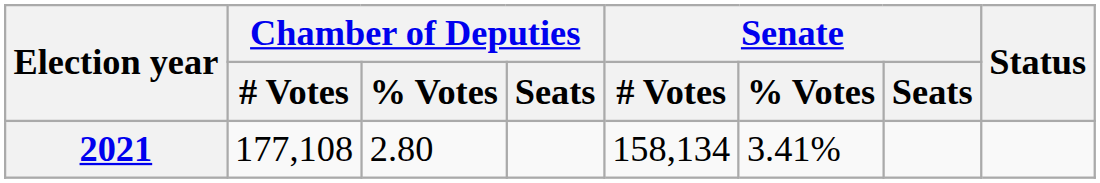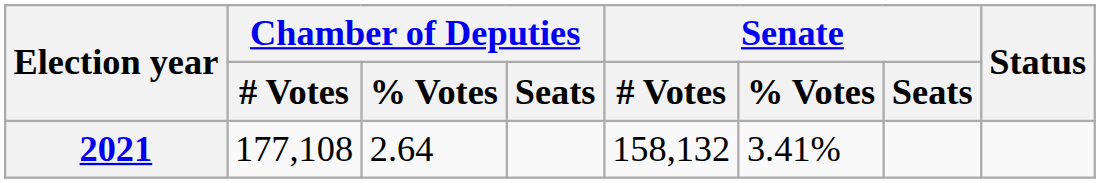(402, 148) 2.80 -> (402, 148) 2.64
(671, 148) 158,134 -> (671, 148) 158,132
